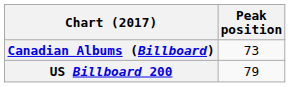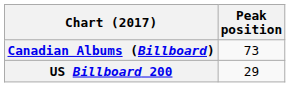(251, 71) 79 -> (251, 71) 29
